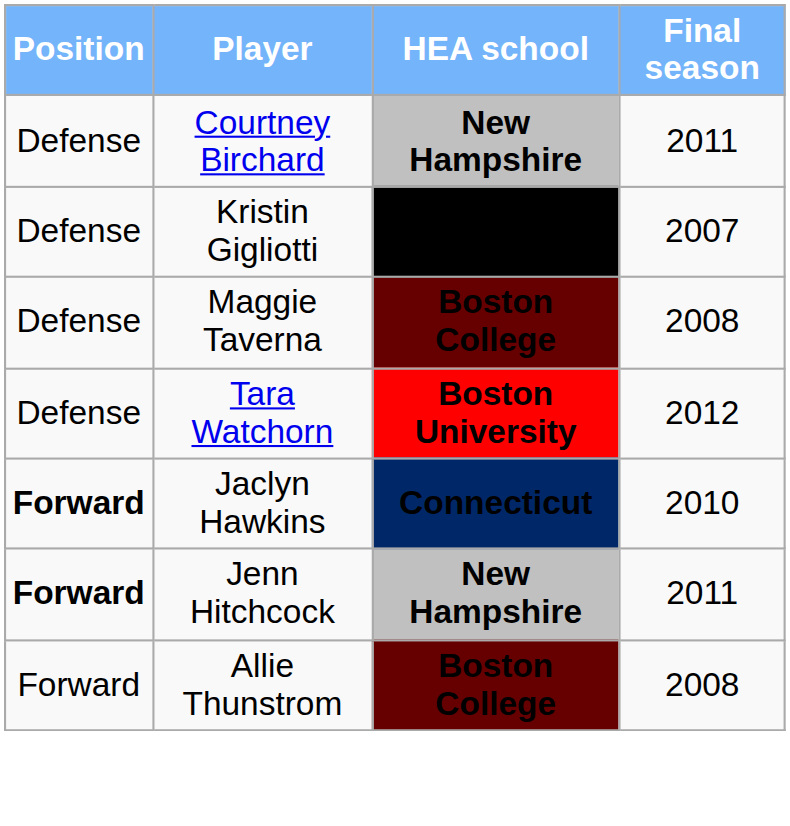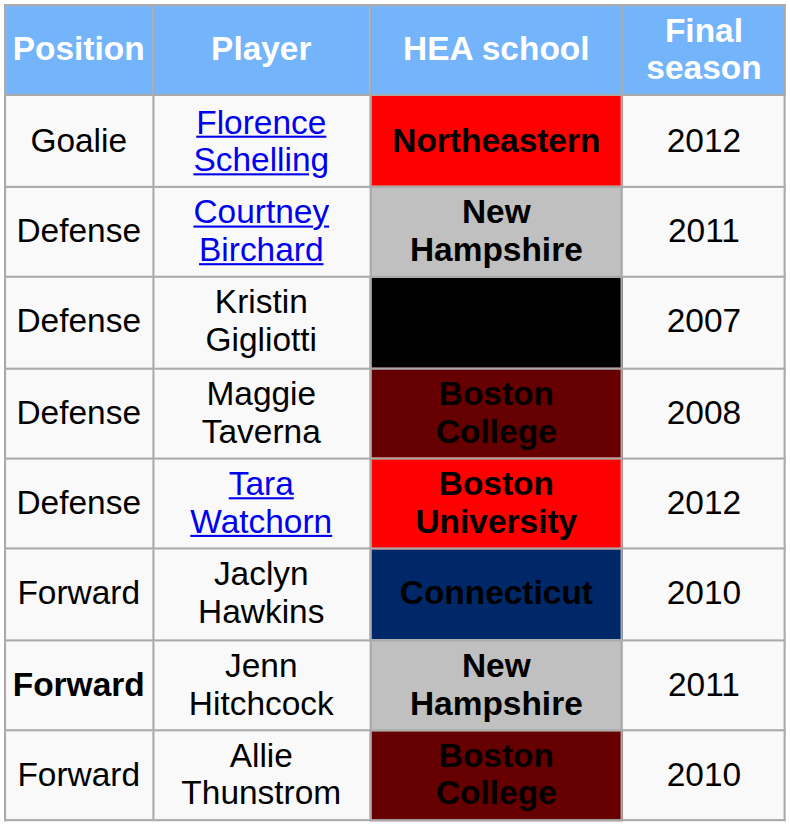+ row: (261, 140)
(79, 503) bold -> (79, 593) normal
(702, 684) 2008 -> (704, 775) 2010
